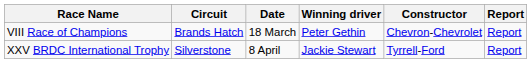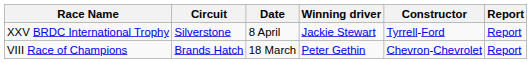rows swapped: (67, 32) <-> (88, 50)
